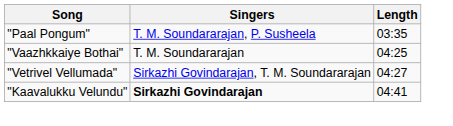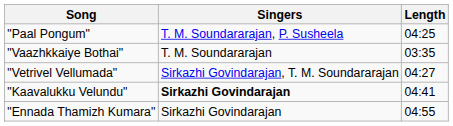(392, 34) 03:35 -> (420, 34) 04:25
(392, 53) 04:25 -> (420, 53) 03:35
+ row: (81, 112)
